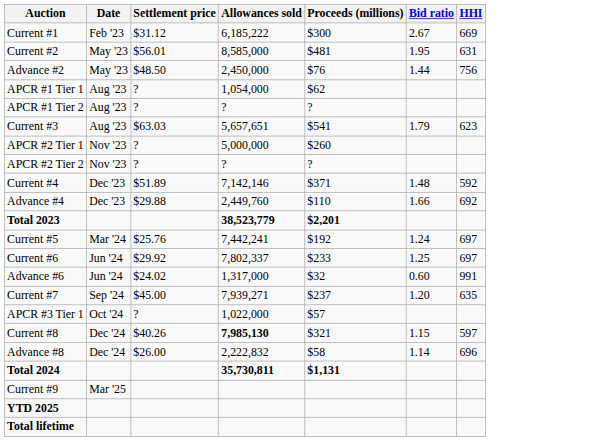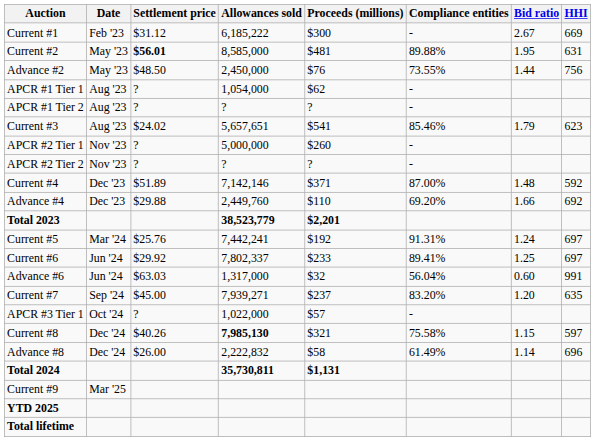+ column: (459, 13)
(150, 51) normal -> (150, 51) bold
(150, 126) $63.03 -> (150, 126) $24.02
(150, 276) $24.02 -> (150, 276) $63.03
